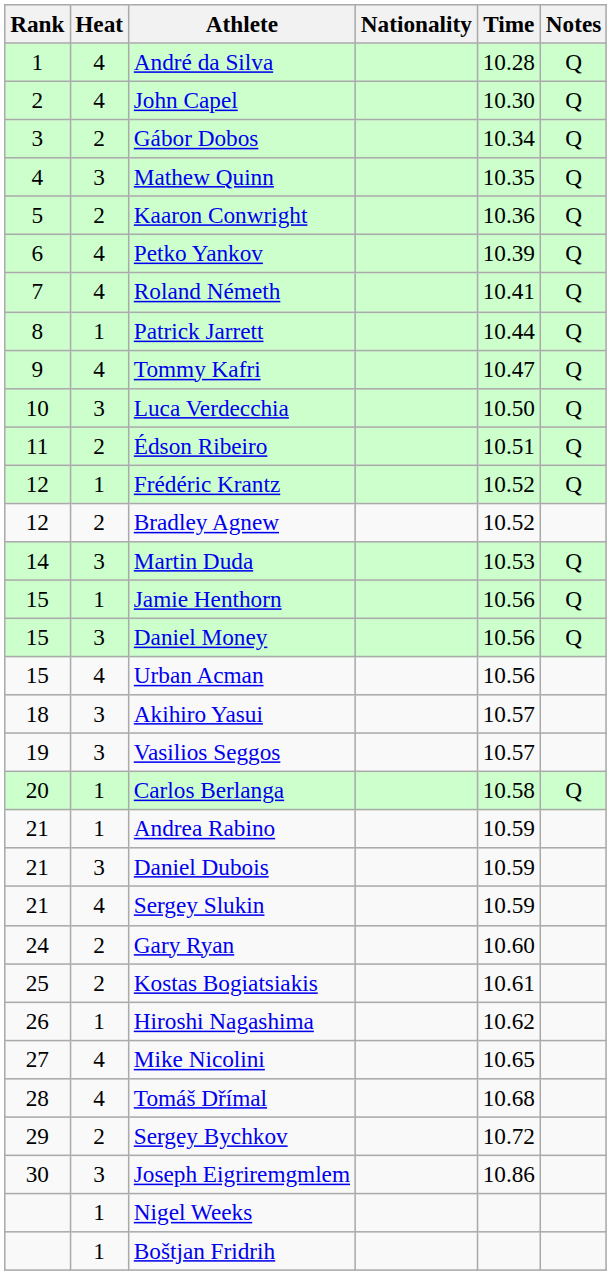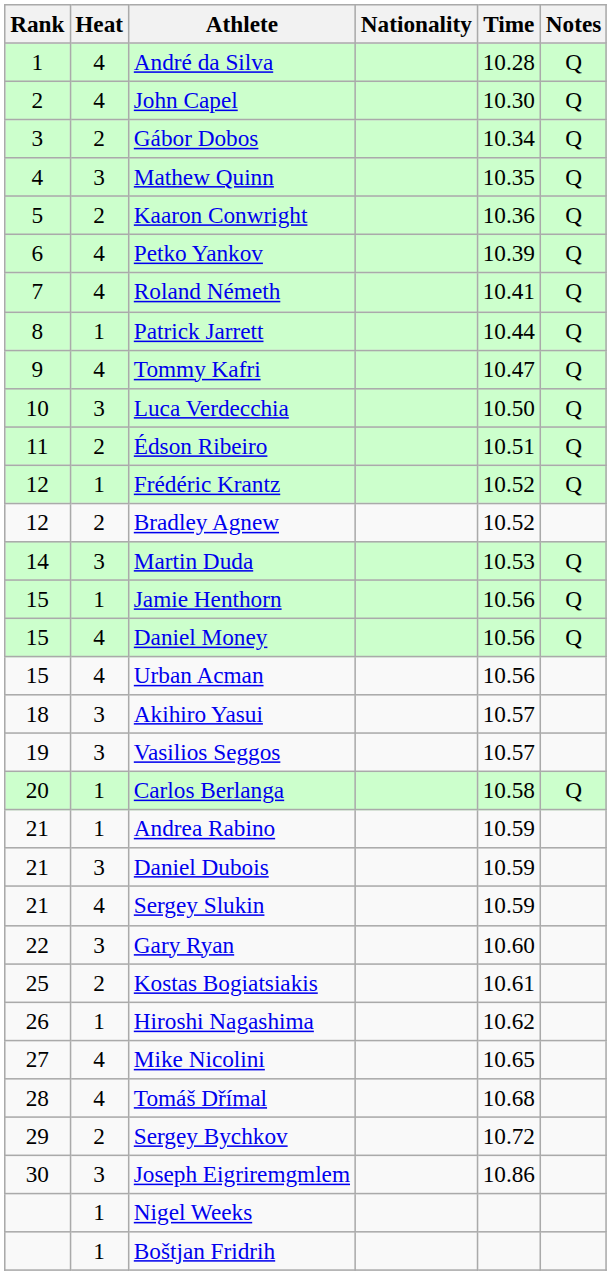(99, 637) 3 -> (99, 637) 4
(37, 944) 24 -> (37, 944) 22
(99, 944) 2 -> (99, 944) 3
